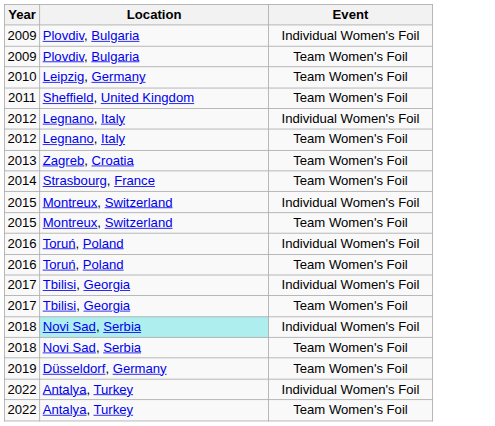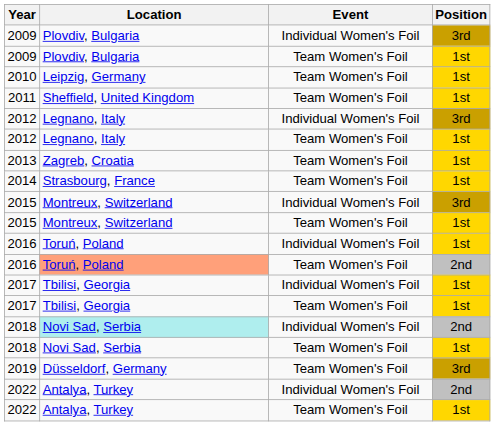+ column: (461, 14)
(83, 264) no background -> (83, 264) lightsalmon background
